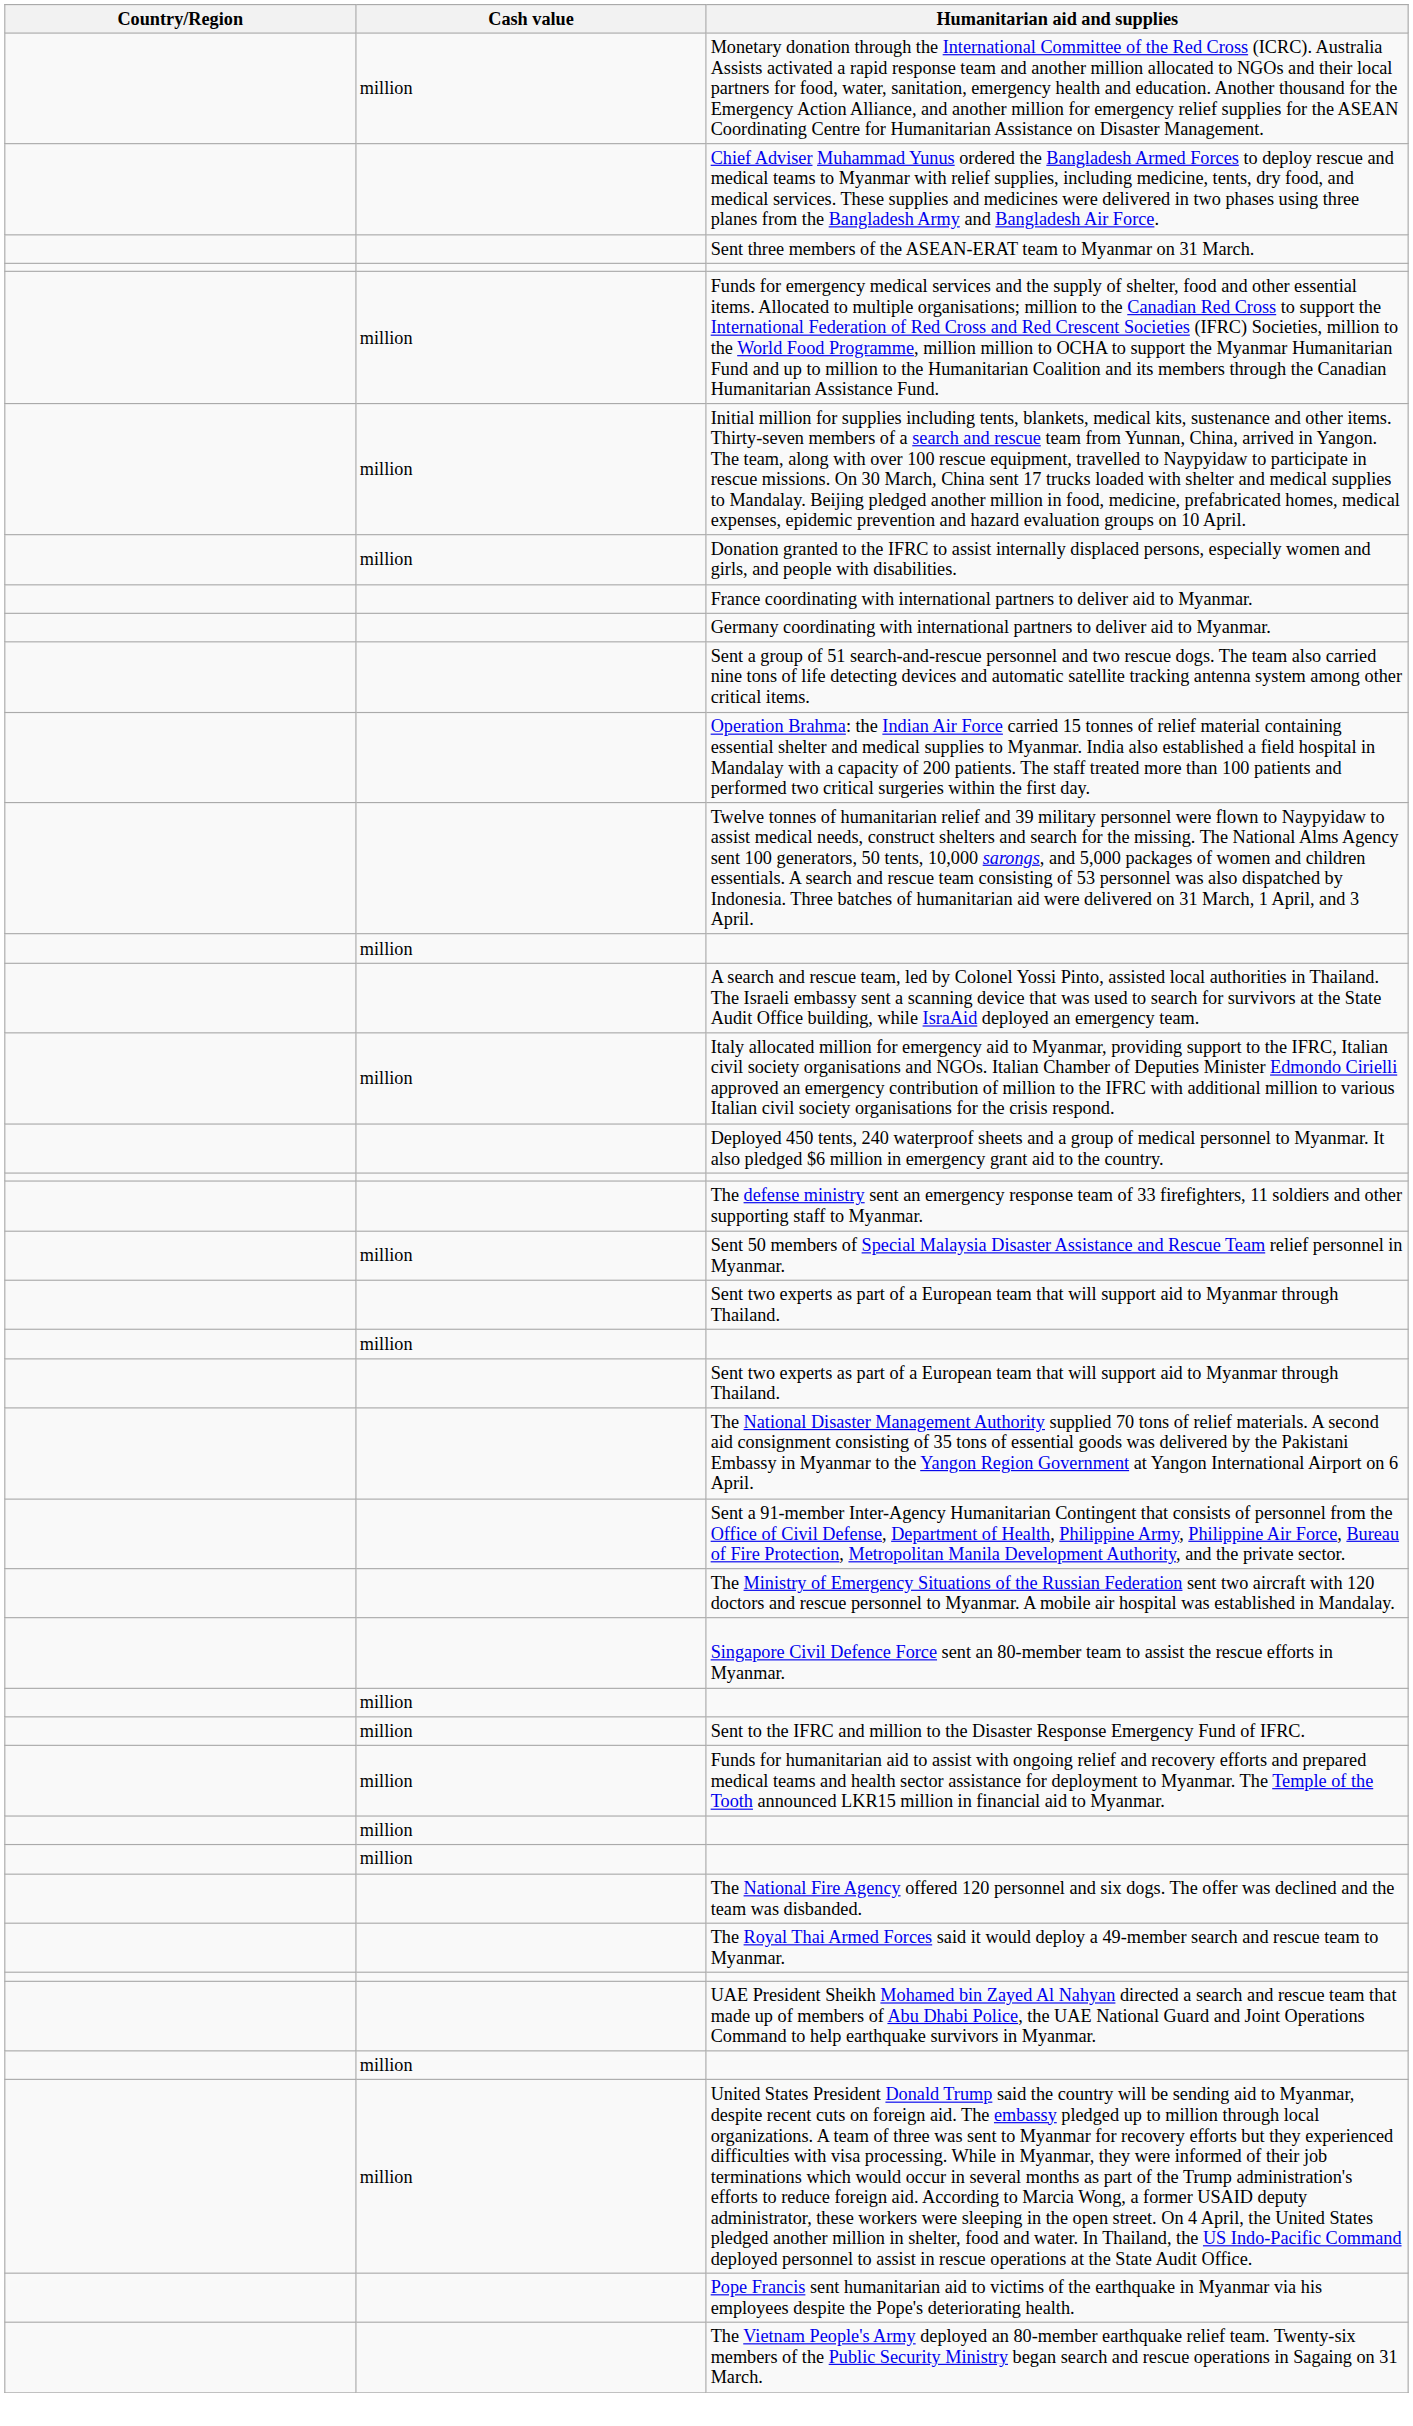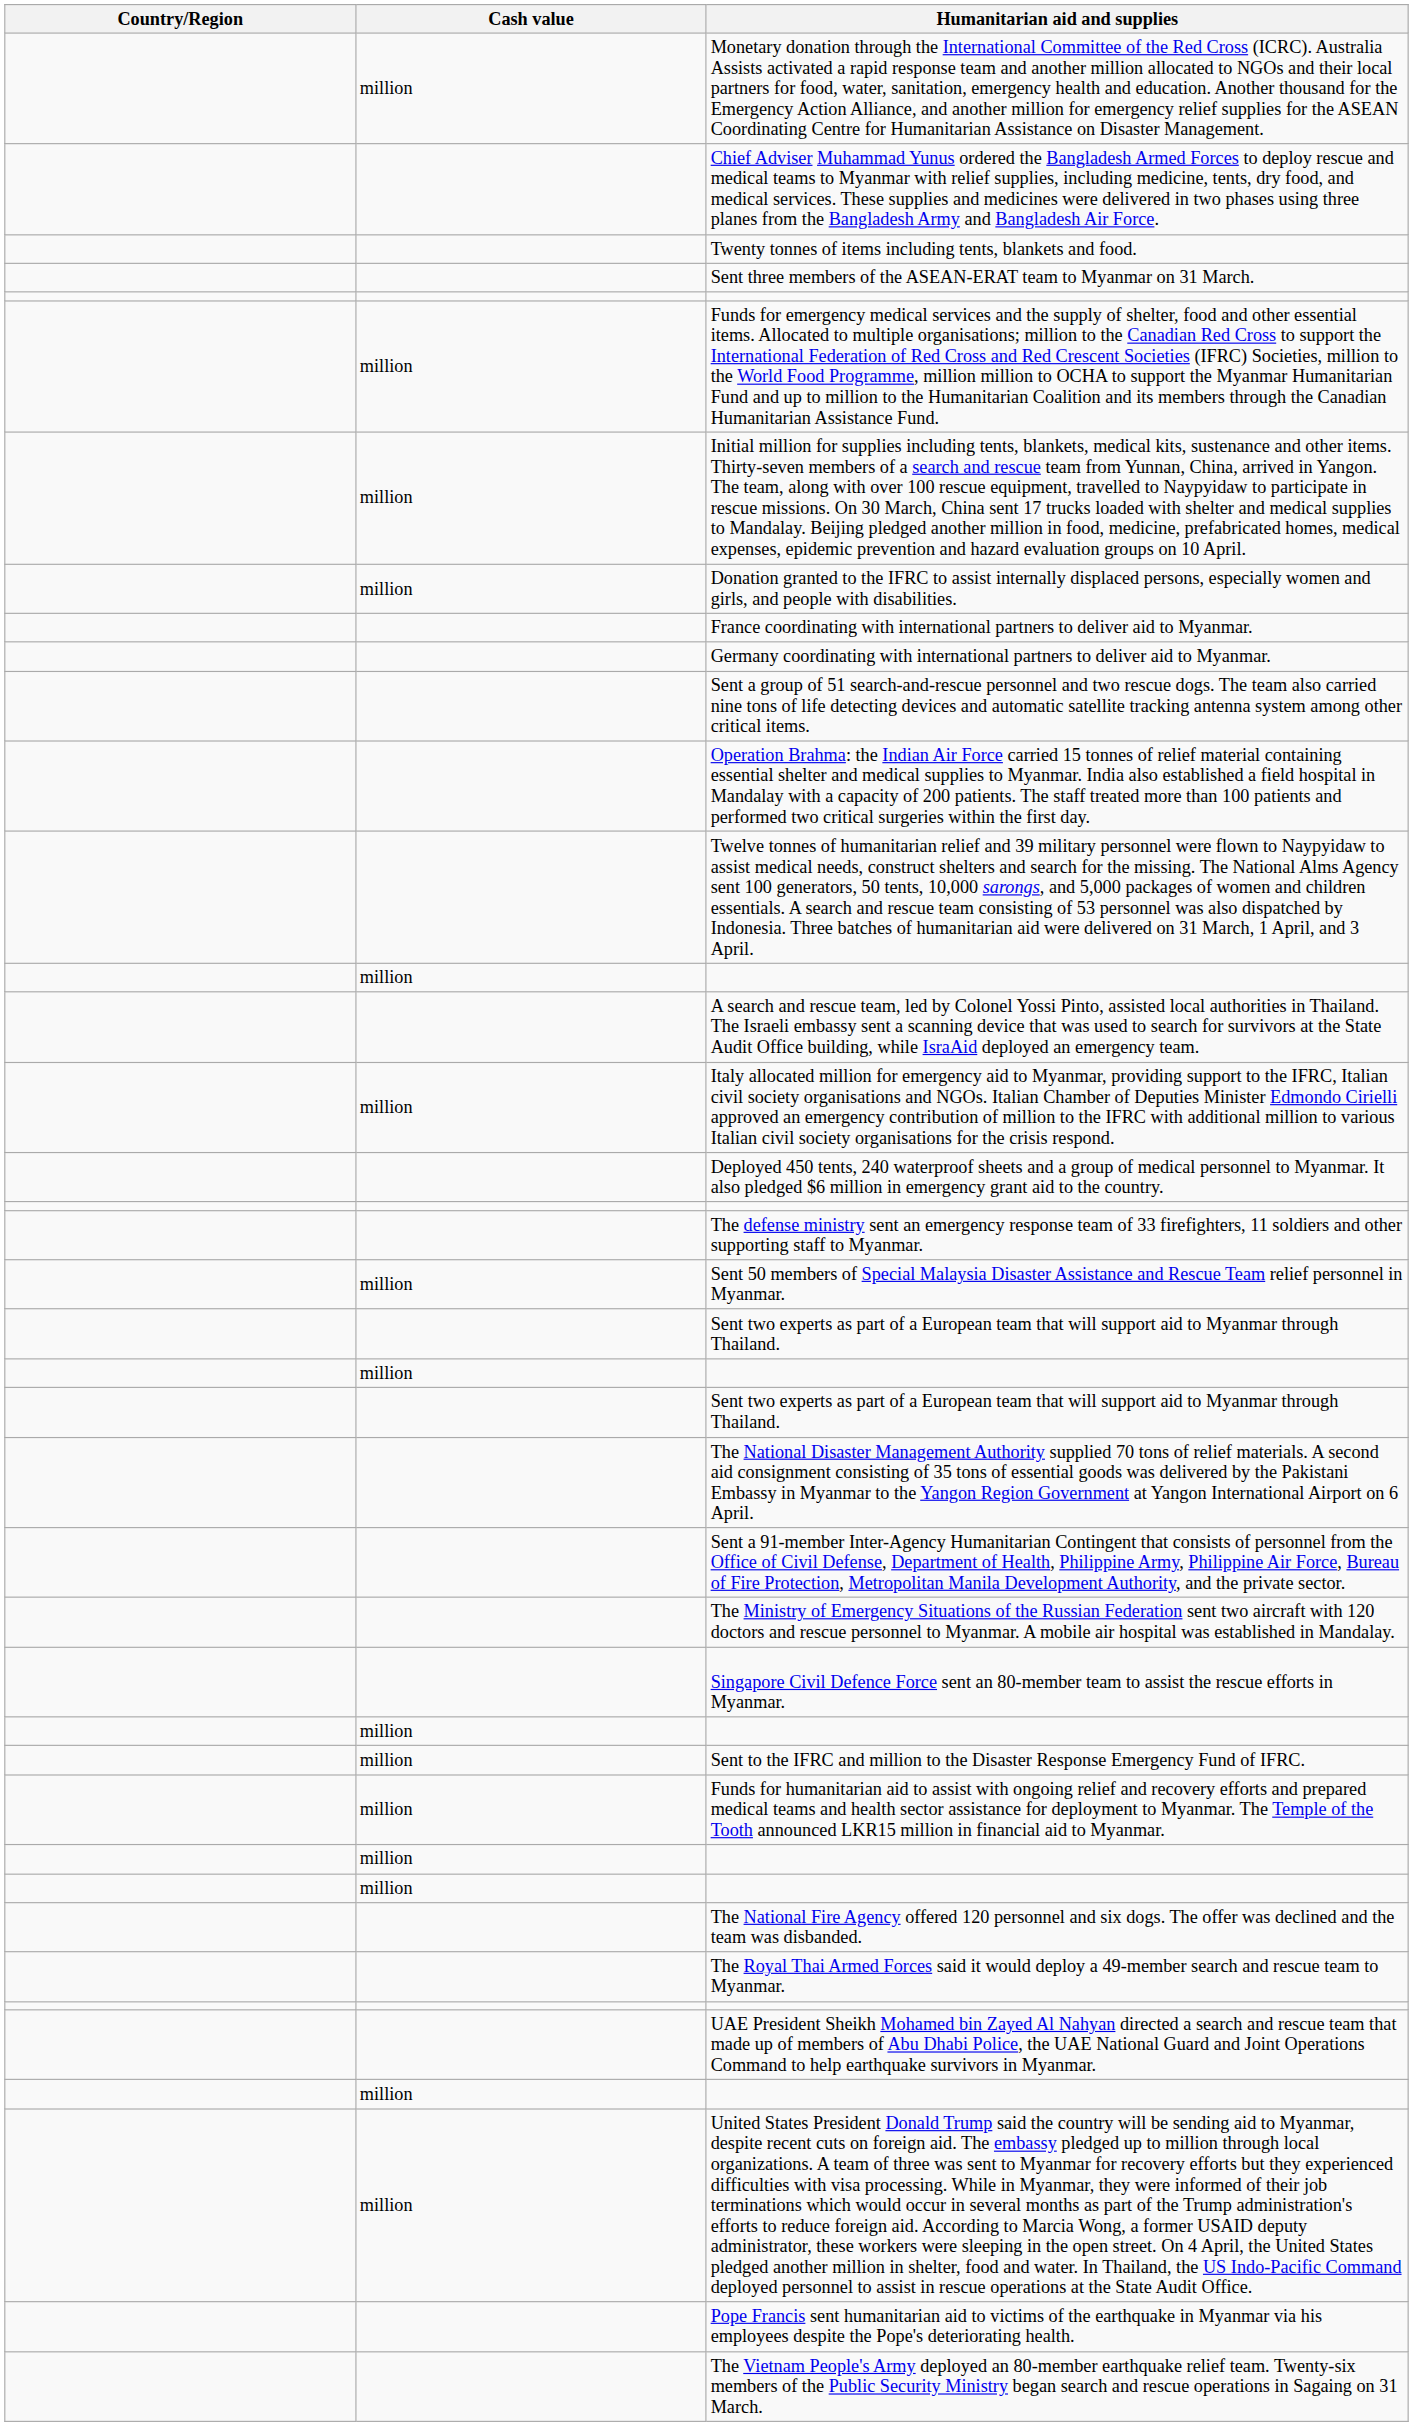+ row: (531, 249)
